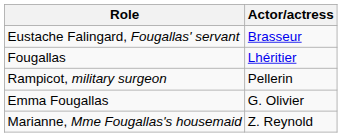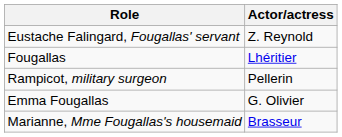(275, 36) Brasseur -> (280, 36) Z. Reynold
(280, 121) Z. Reynold -> (275, 121) Brasseur
